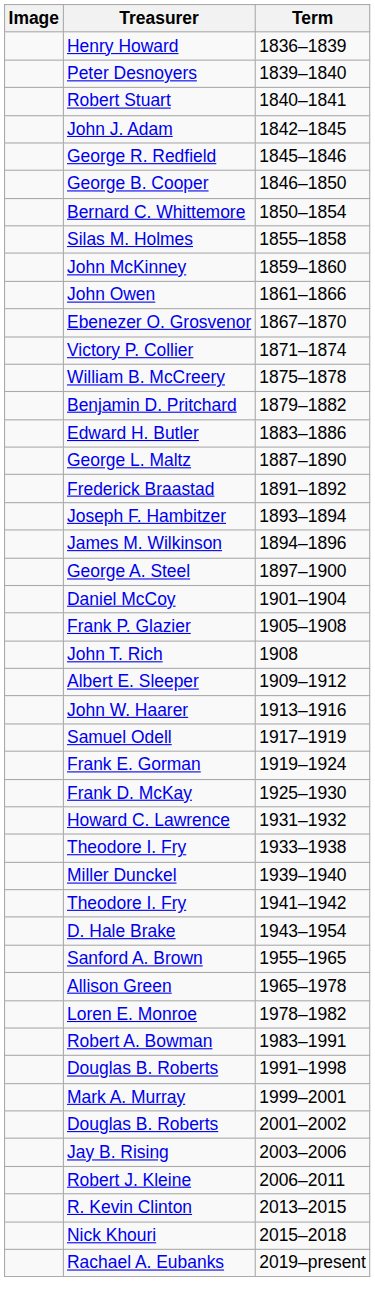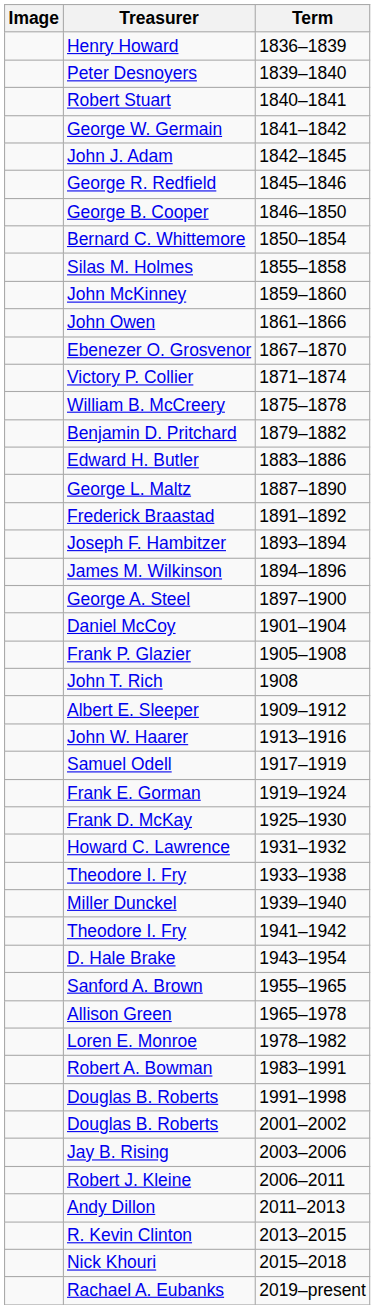+ row: (145, 128)
- row: (126, 1097)
+ row: (111, 1207)
